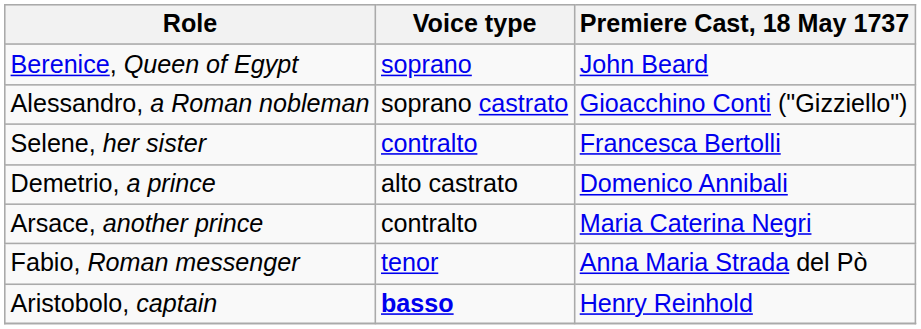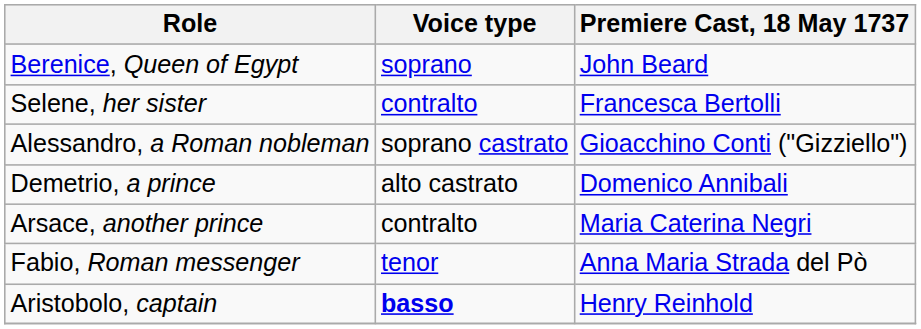rows swapped: (108, 143) <-> (190, 104)
